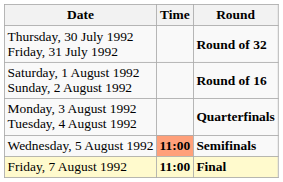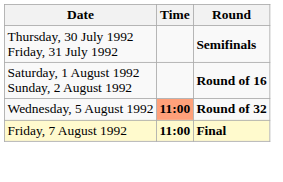(232, 44) Round of 32 -> (226, 44) Semifinals
- row: (72, 116)
(226, 145) Semifinals -> (232, 109) Round of 32
